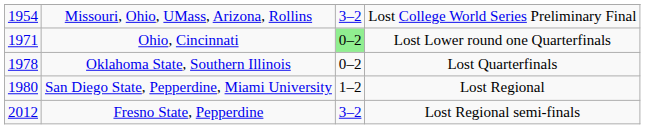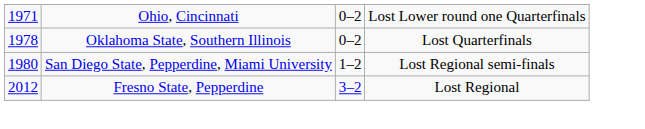- row: (188, 16)
(350, 40) lightgreen background -> (350, 16) no background
(502, 87) Lost Regional -> (477, 64) Lost Regional semi-finals
(502, 111) Lost Regional semi-finals -> (477, 87) Lost Regional
